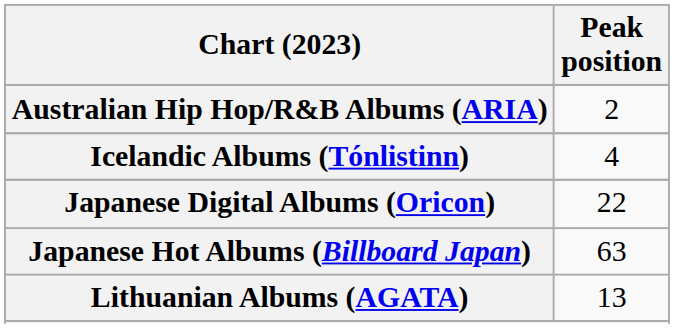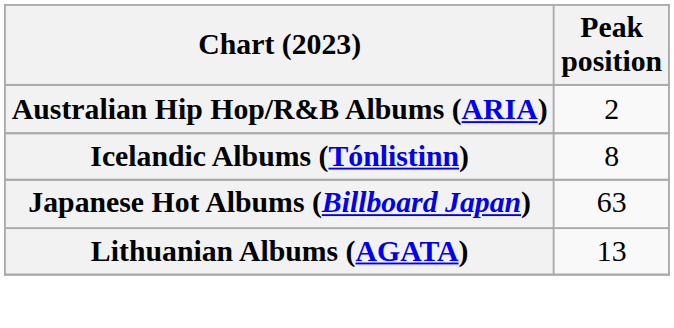(612, 155) 4 -> (612, 155) 8
- row: (280, 203)
